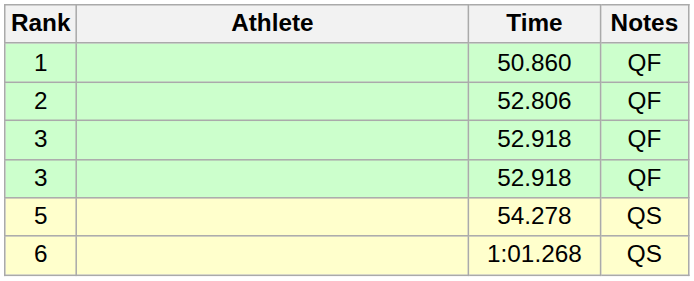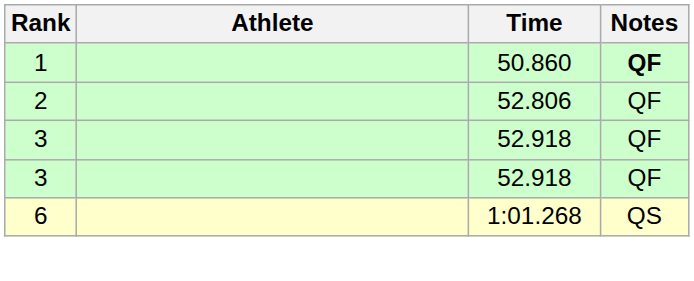(644, 62) normal -> (644, 62) bold
- row: (41, 216)
